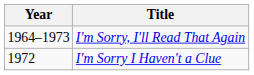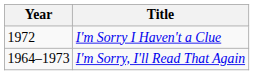rows swapped: (160, 37) <-> (149, 59)
